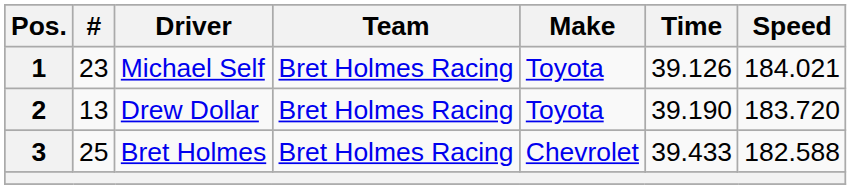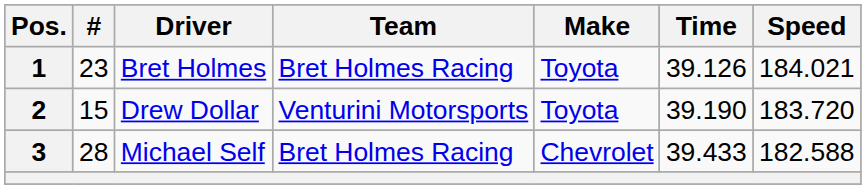(193, 68) Michael Self -> (194, 68) Bret Holmes
(94, 110) 13 -> (94, 110) 15
(396, 110) Bret Holmes Racing -> (403, 110) Venturini Motorsports
(94, 152) 25 -> (94, 152) 28
(194, 152) Bret Holmes -> (193, 152) Michael Self
